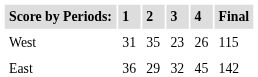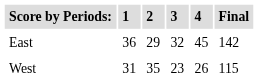rows swapped: (23, 42) <-> (21, 68)
